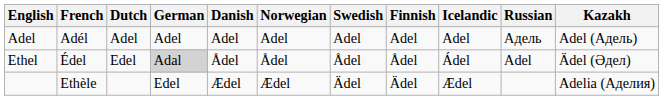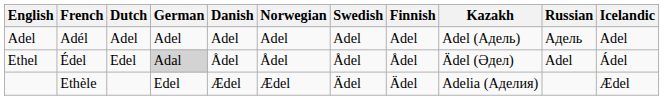columns swapped: (470, 15) <-> (607, 15)
